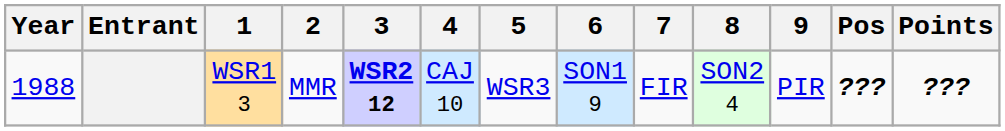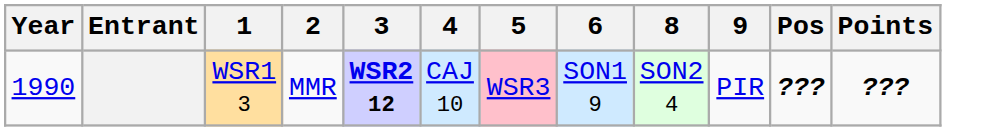- column: (664, 27)
(43, 88) 1988 -> (43, 88) 1990
(519, 88) no background -> (519, 88) pink background
